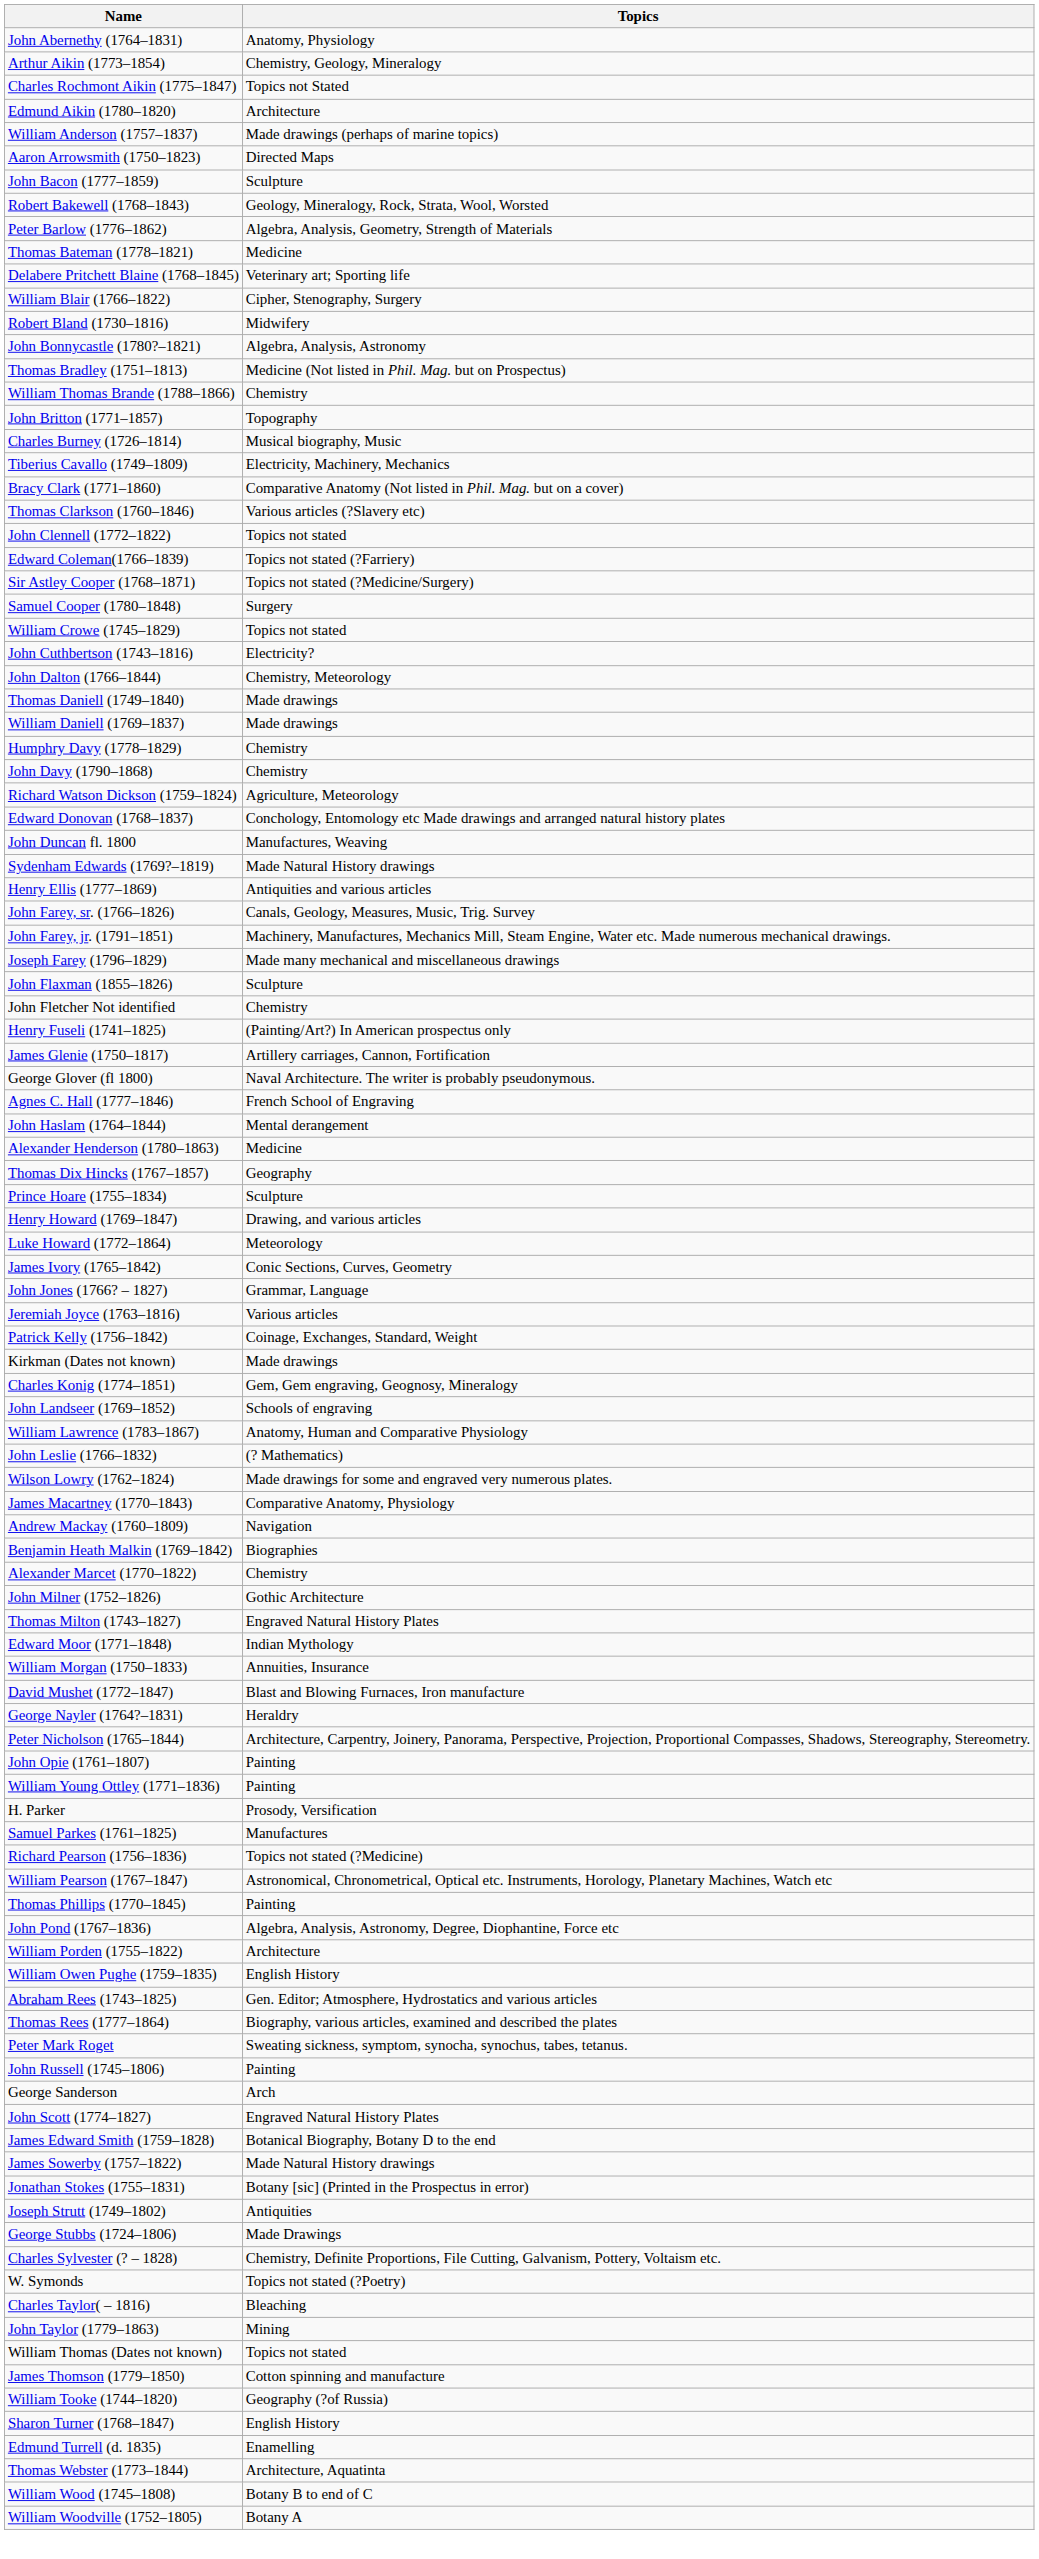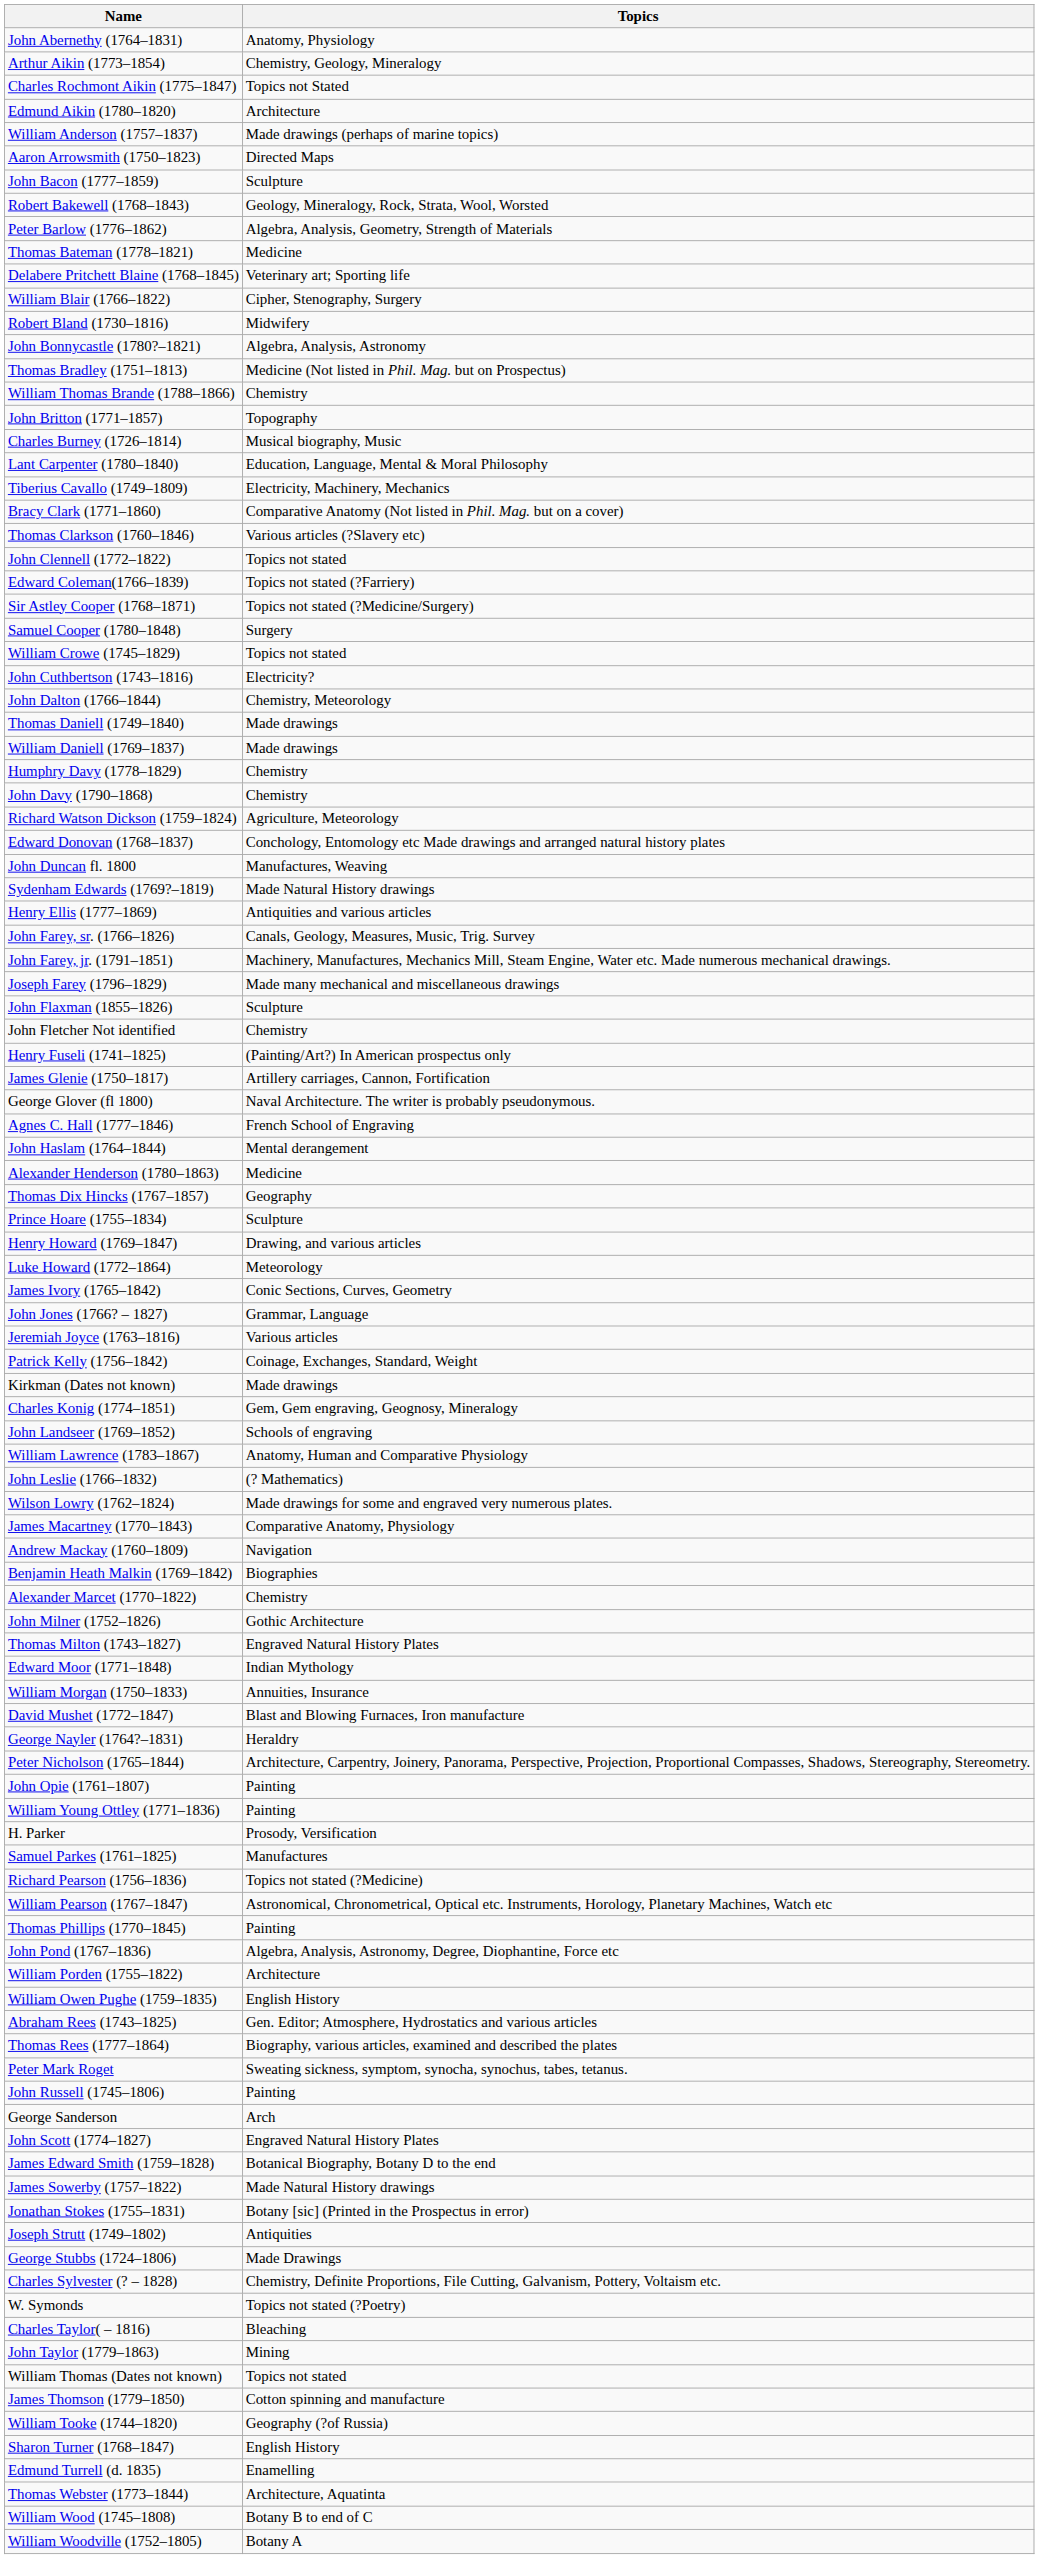+ row: (93, 464)
